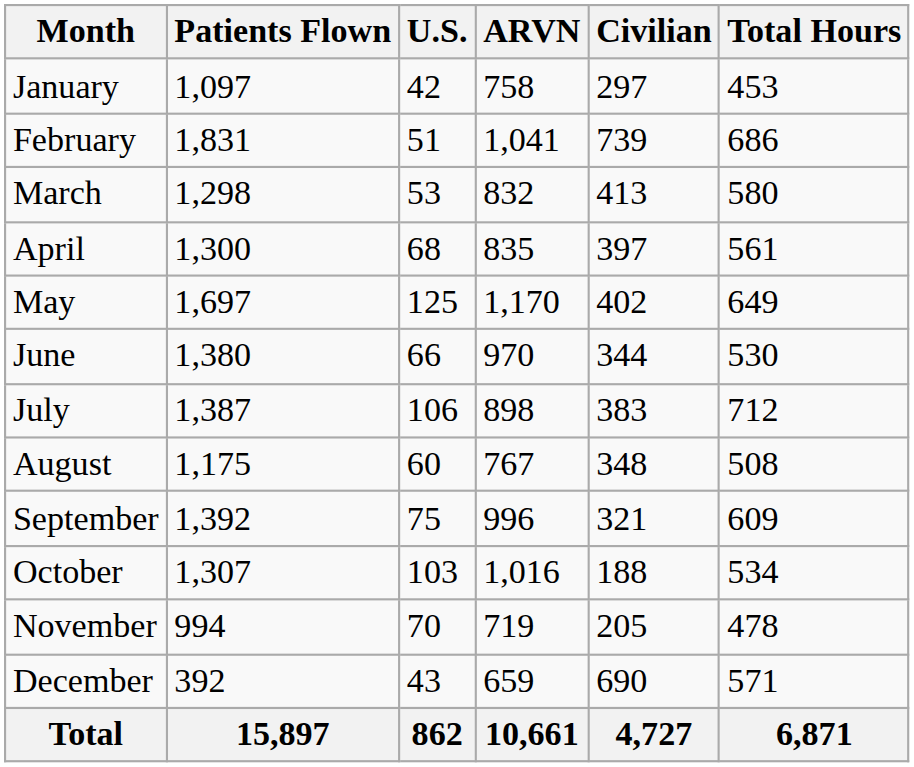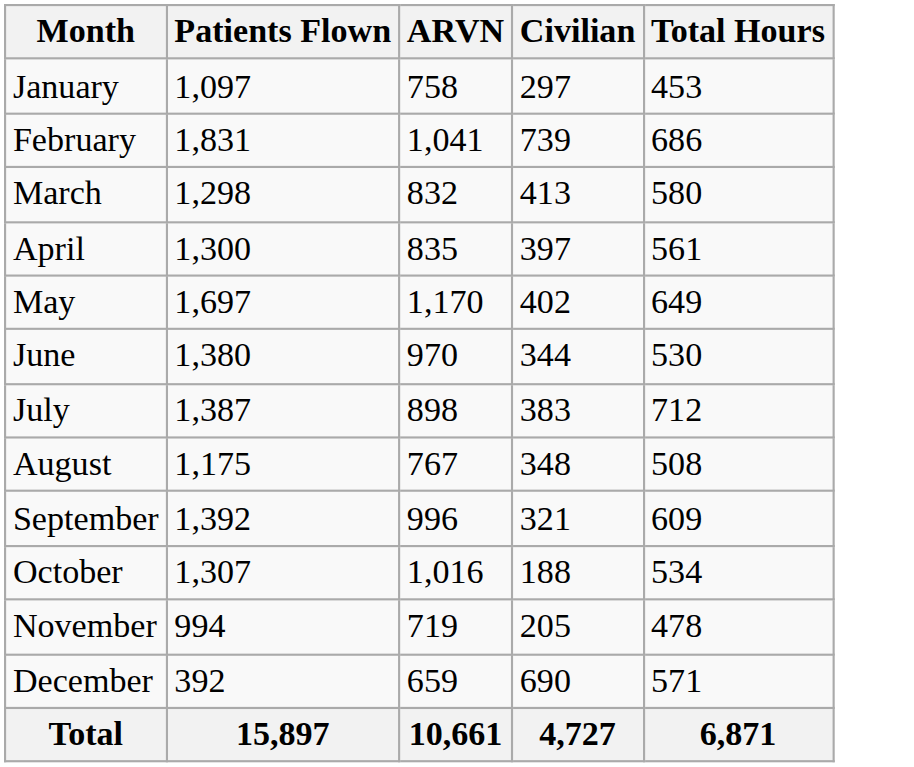- column: (437, 31)
